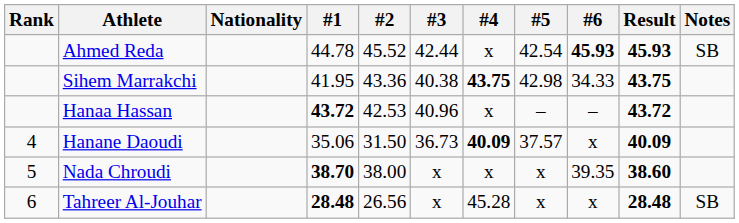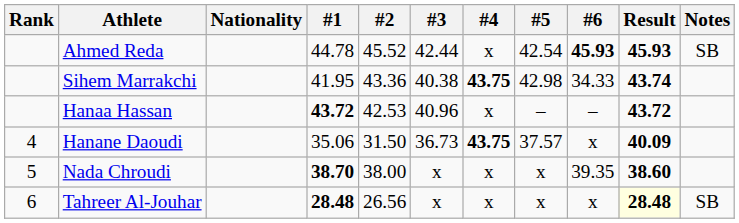(649, 80) 43.75 -> (649, 80) 43.74
(489, 141) 40.09 -> (489, 141) 43.75
(489, 202) 45.28 -> (489, 202) x
(649, 202) no background -> (649, 202) lightyellow background
